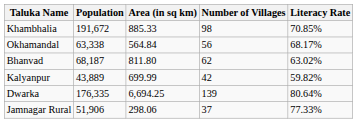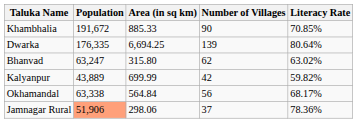(207, 28) 98 -> (207, 28) 90
rows swapped: (23, 93) <-> (33, 45)
(90, 61) 68,187 -> (90, 61) 63,247
(142, 61) 811.80 -> (143, 61) 315.80
(90, 110) no background -> (90, 110) lightsalmon background
(306, 110) 77.33% -> (306, 110) 78.36%
